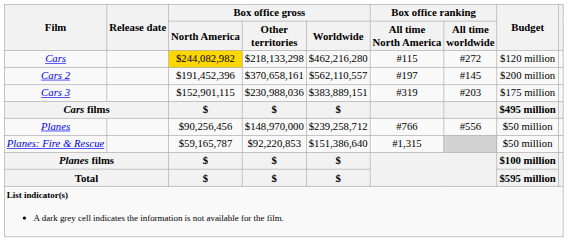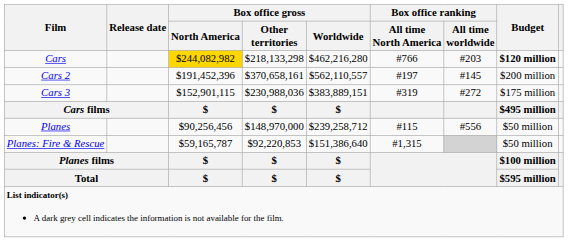(407, 59) #115 -> (407, 59) #766
(470, 59) #272 -> (470, 59) #203
(528, 59) normal -> (528, 59) bold
(470, 93) #203 -> (470, 93) #272
(407, 127) #766 -> (407, 127) #115
